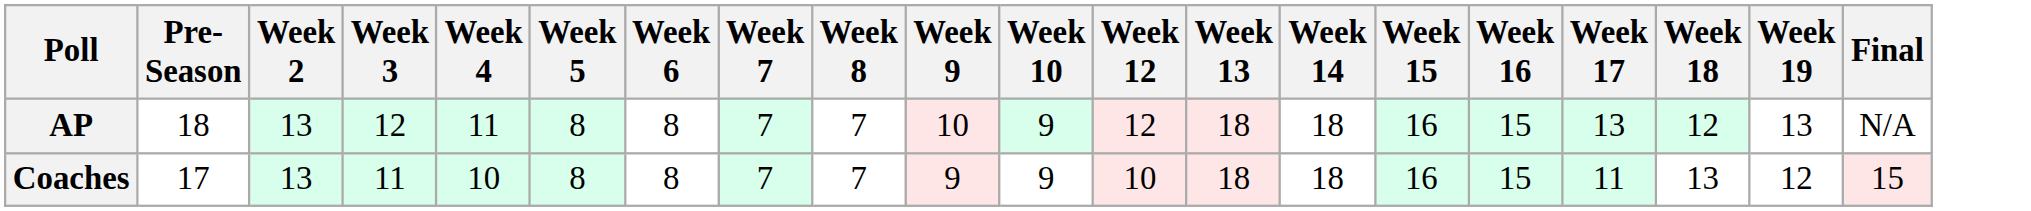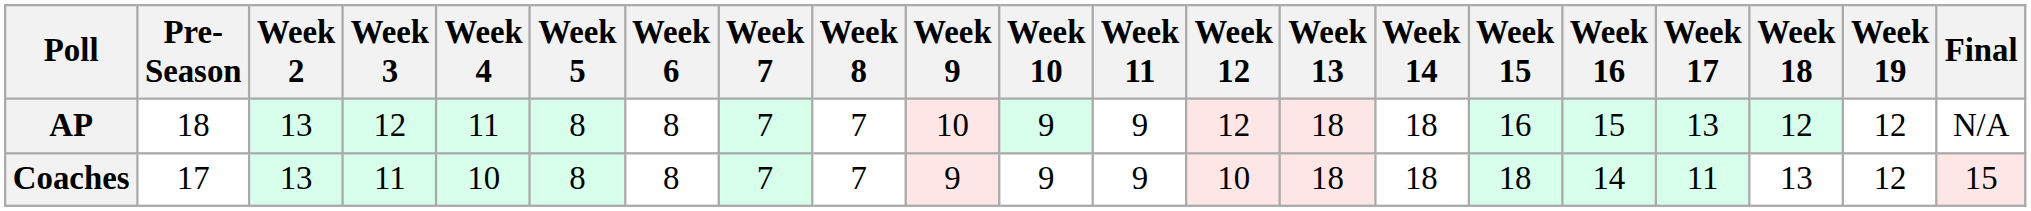+ column: (1140, 51)
(1796, 124) 13 -> (1890, 124) 12
(1421, 179) 16 -> (1515, 179) 18
(1515, 179) 15 -> (1609, 179) 14
